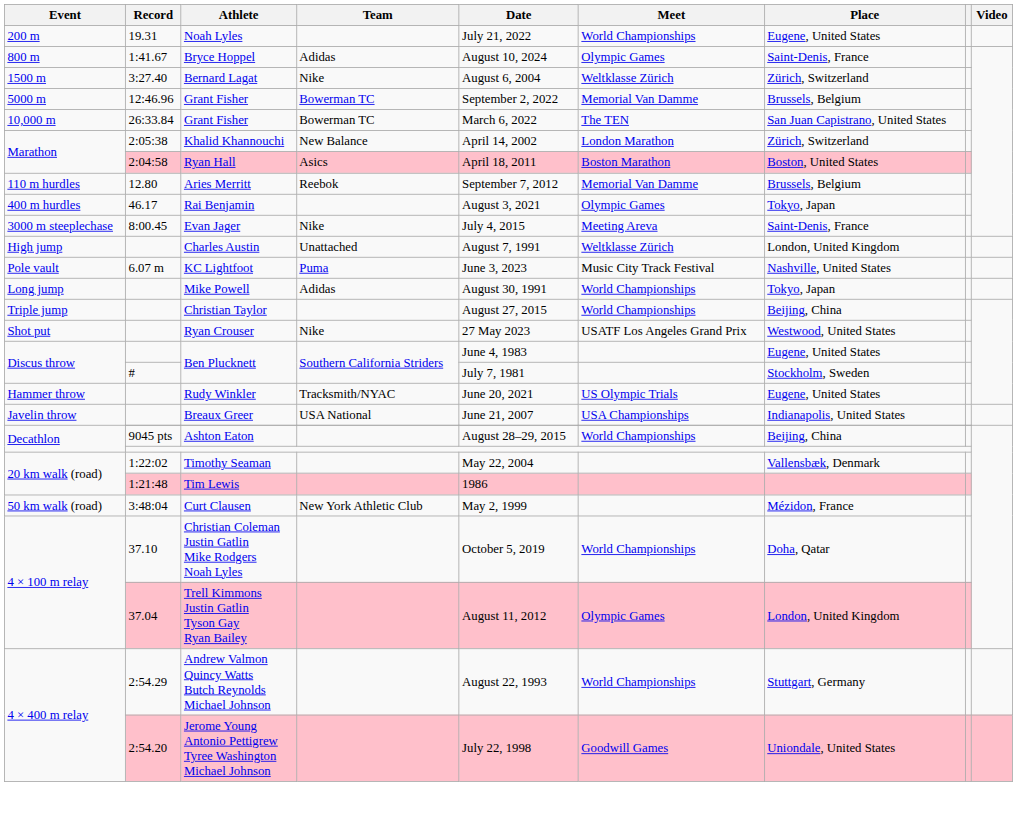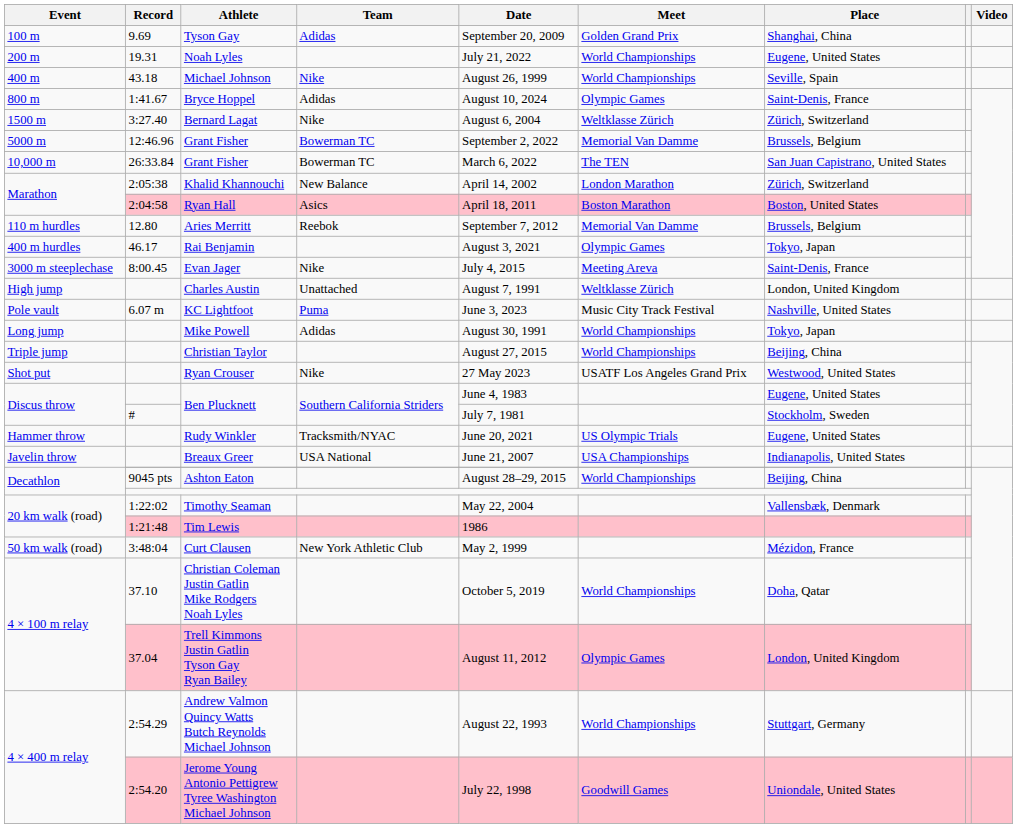+ row: (140, 36)
+ row: (143, 78)
